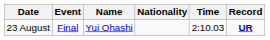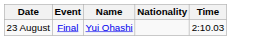- column: (246, 12)
